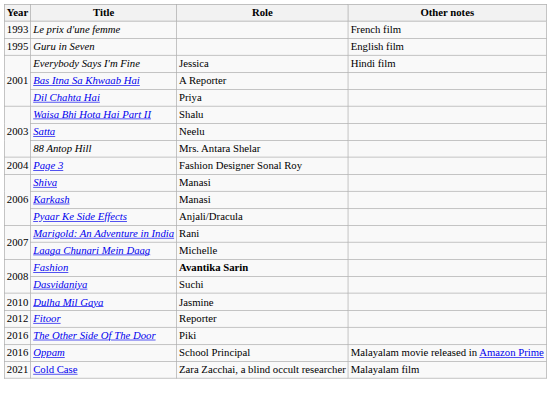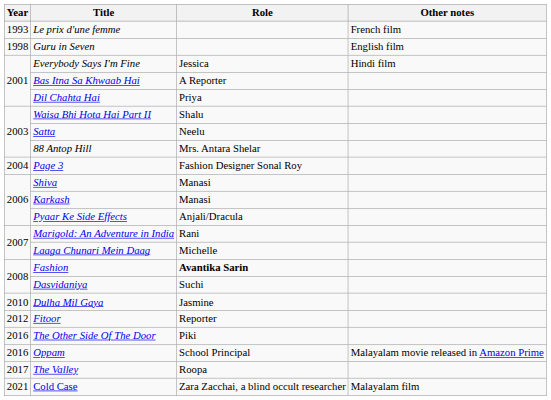(18, 47) 1995 -> (18, 47) 1998
+ row: (56, 370)
